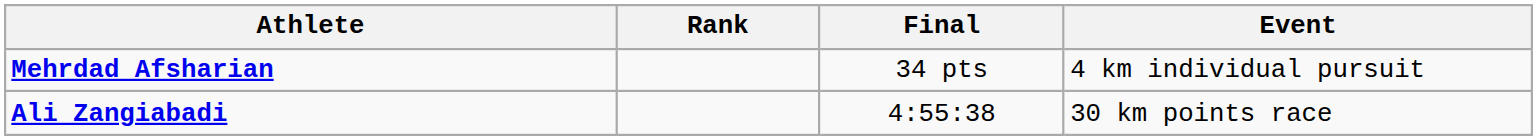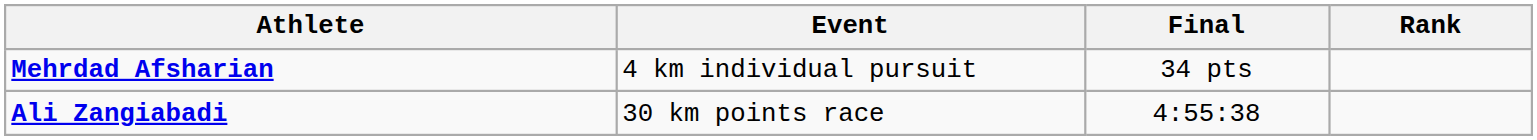columns swapped: (1298, 26) <-> (718, 26)
